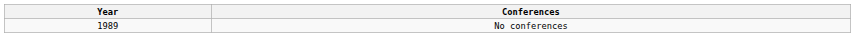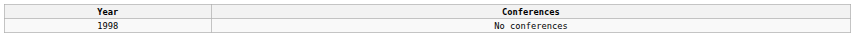(108, 26) 1989 -> (108, 26) 1998
